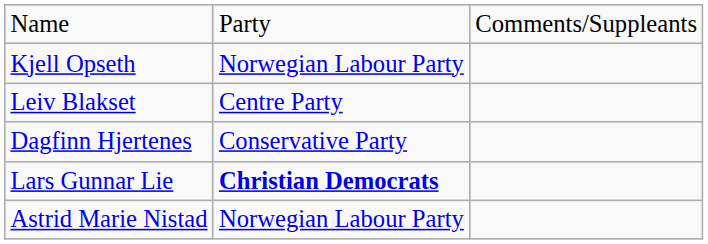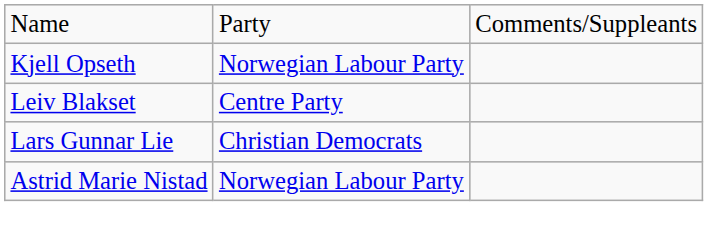- row: (101, 141)
(329, 180) bold -> (321, 141) normal
